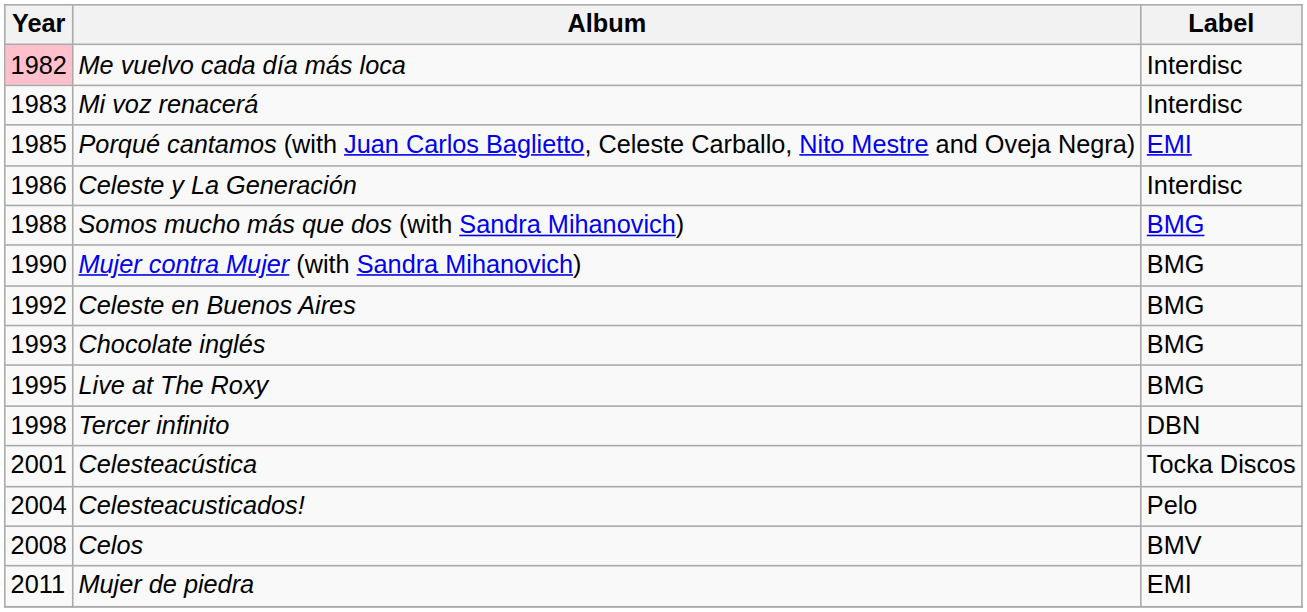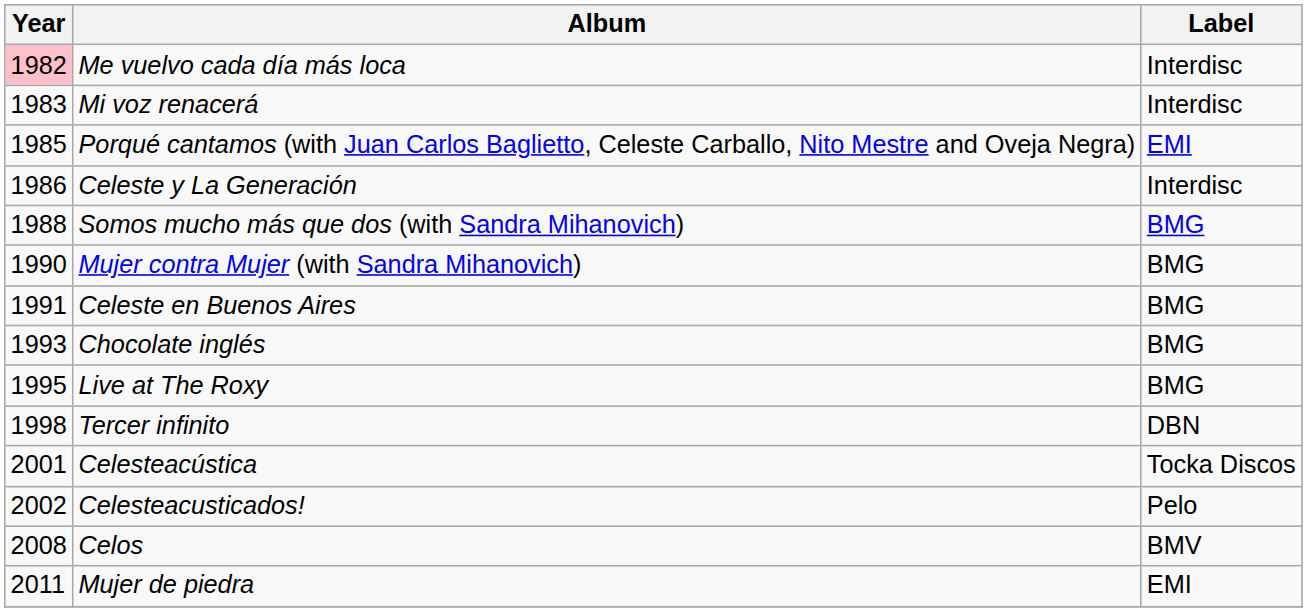(39, 305) 1992 -> (39, 305) 1991
(39, 505) 2004 -> (39, 505) 2002
